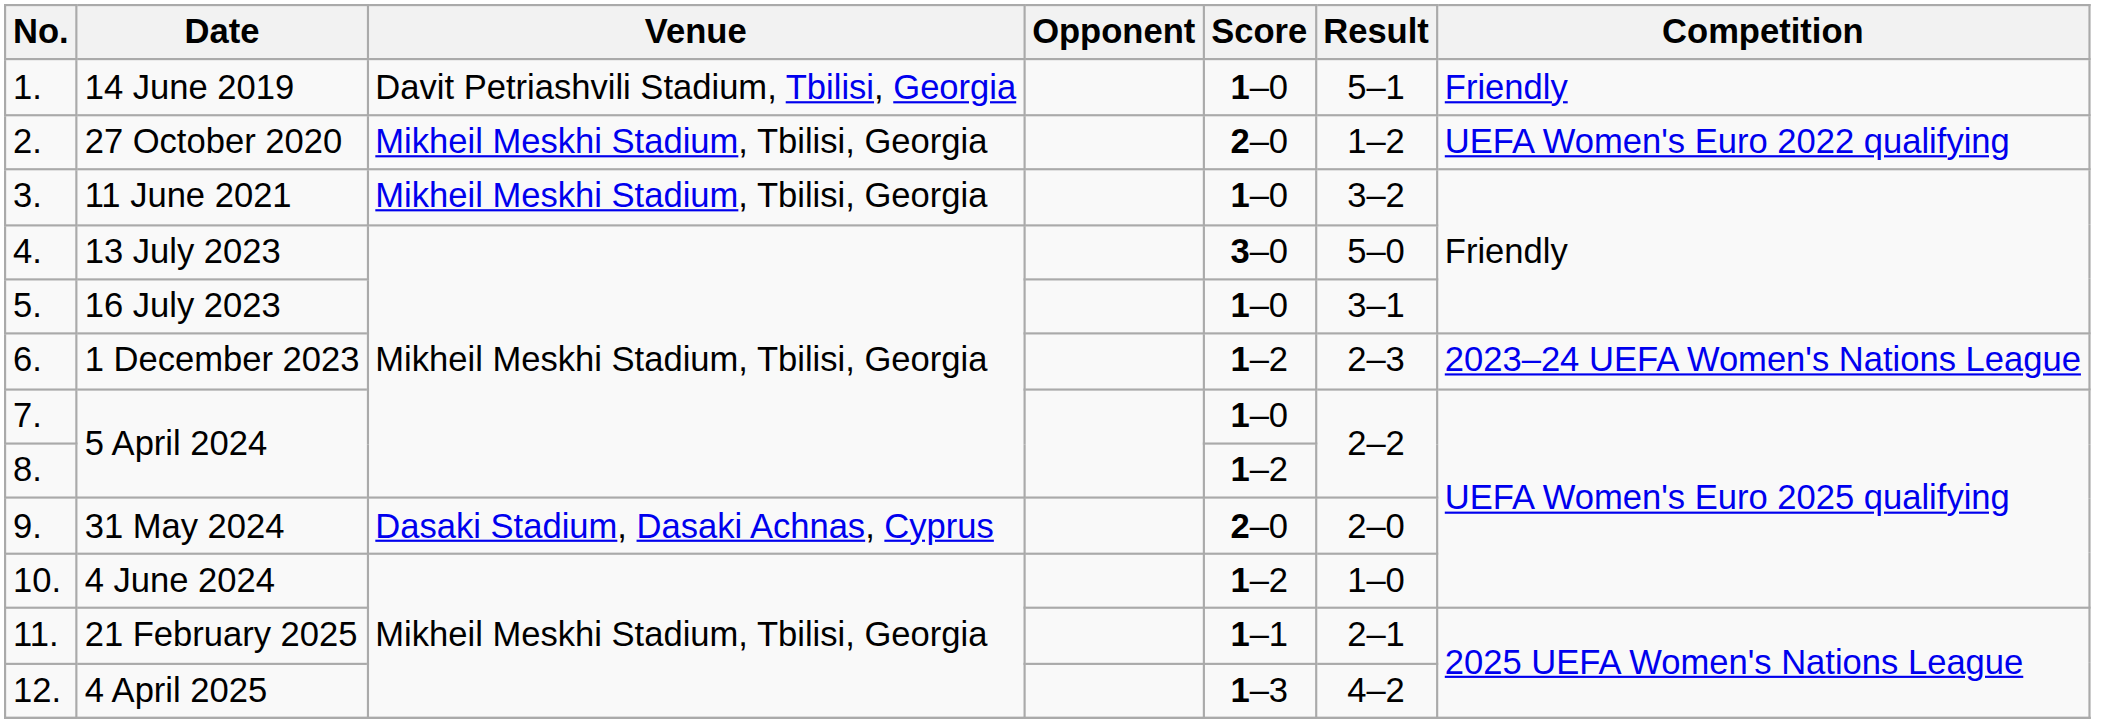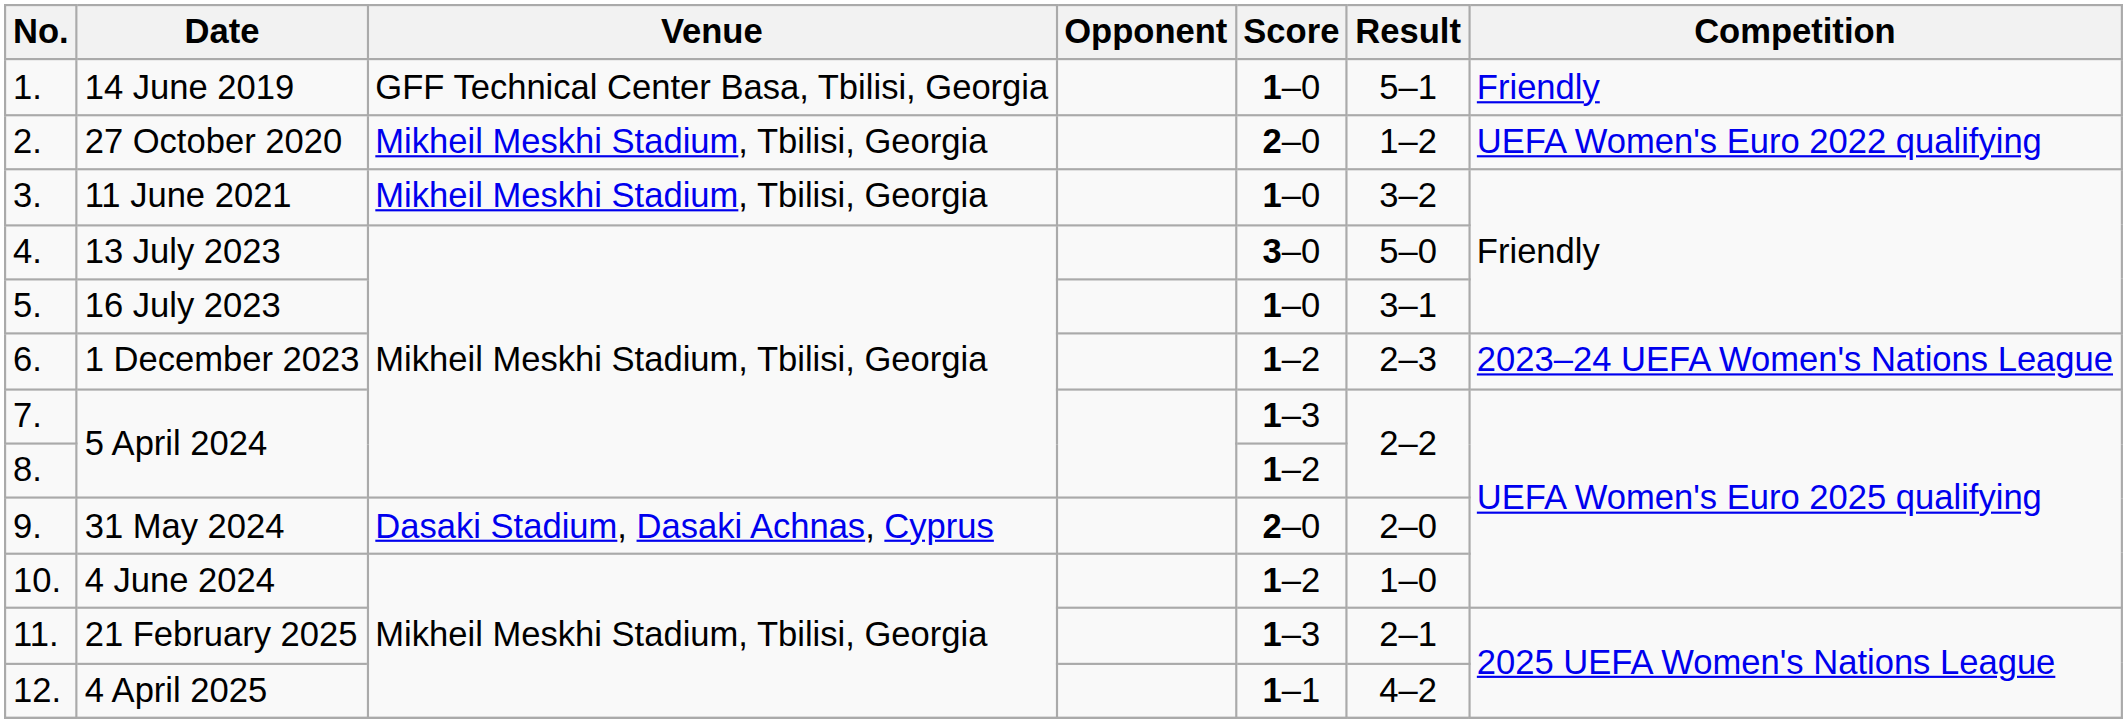(696, 86) Davit Petriashvili Stadium, Tbilisi, Georgia -> (712, 86) GFF Technical Center Basa, Tbilisi, Georgia
(1259, 415) 1–0 -> (1291, 415) 1–3
(1259, 634) 1–1 -> (1291, 634) 1–3
(1259, 689) 1–3 -> (1291, 689) 1–1
